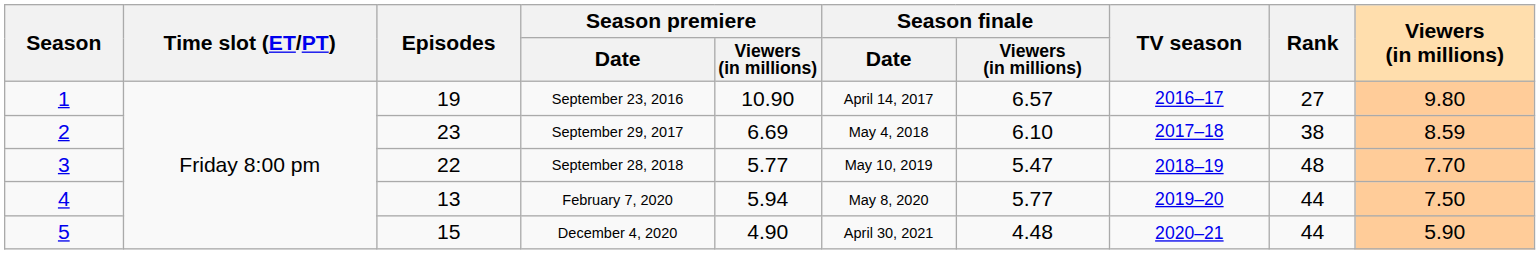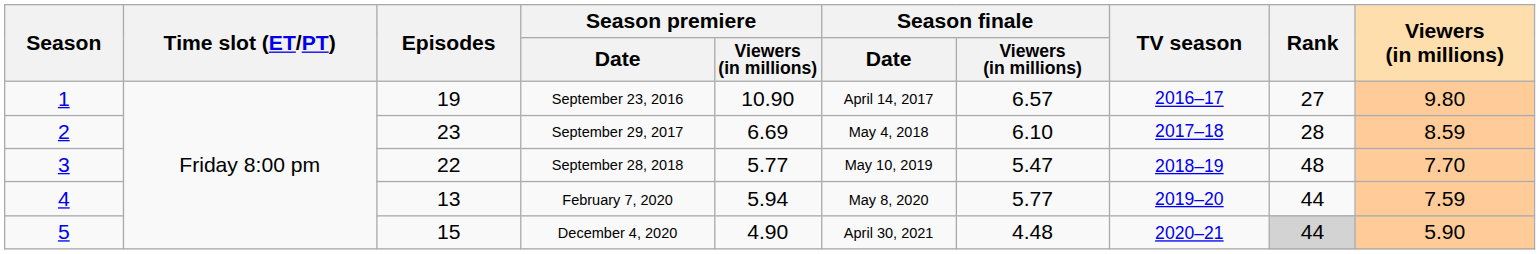(1313, 131) 38 -> (1313, 131) 28
(1445, 198) 7.50 -> (1445, 198) 7.59
(1313, 232) no background -> (1313, 232) lightgrey background
